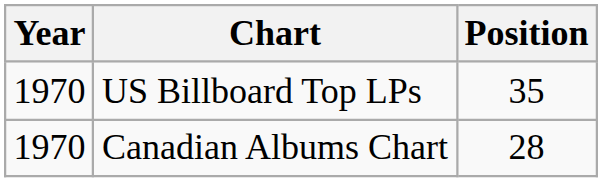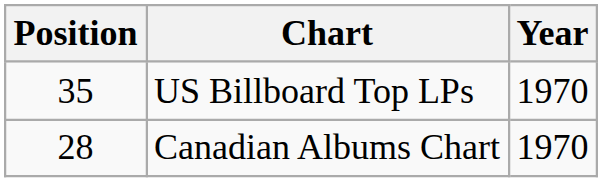columns swapped: (49, 33) <-> (527, 33)
